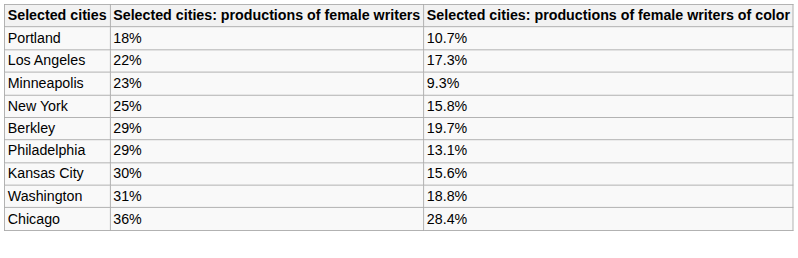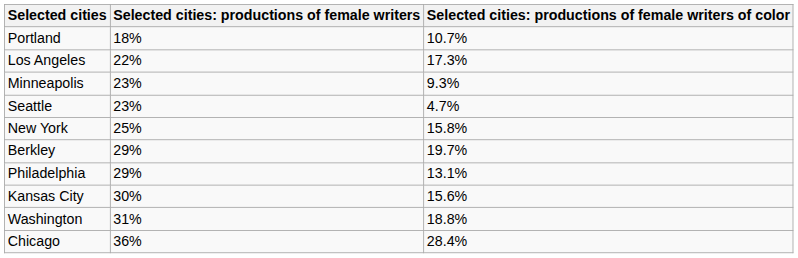+ row: (30, 106)
